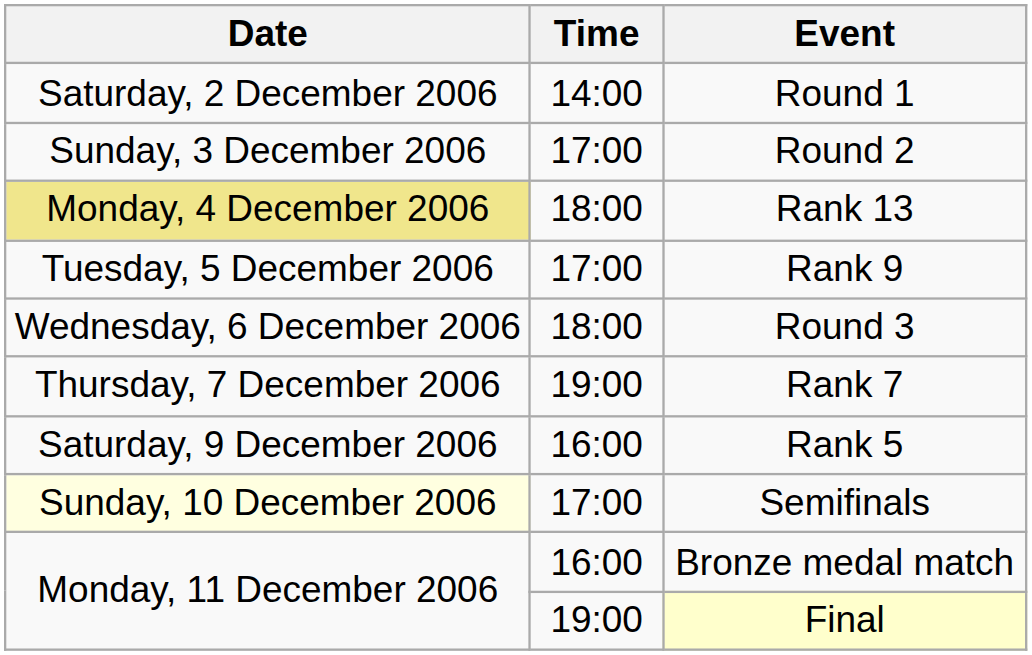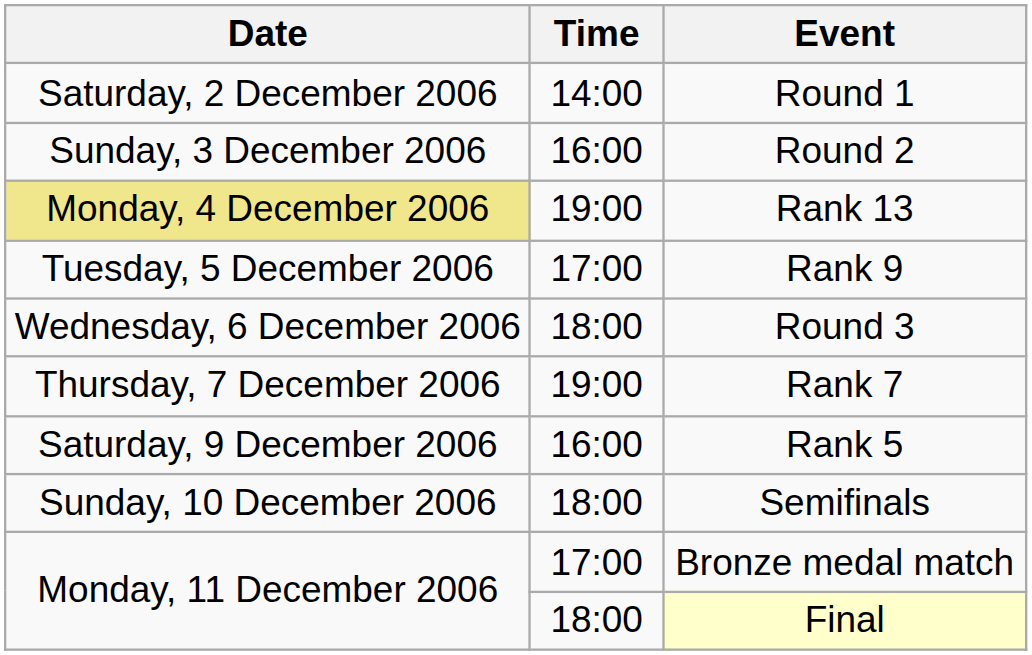(597, 151) 17:00 -> (597, 151) 16:00
(597, 209) 18:00 -> (597, 209) 19:00
(268, 502) lightyellow background -> (268, 502) no background
(597, 502) 17:00 -> (597, 502) 18:00
(597, 561) 16:00 -> (597, 561) 17:00
(597, 619) 19:00 -> (597, 619) 18:00
